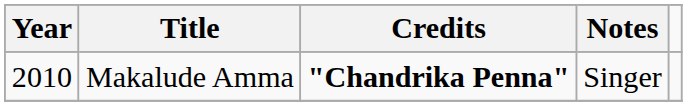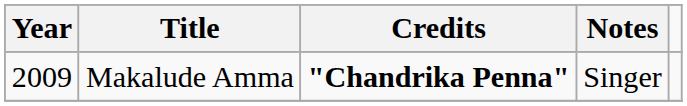(42, 76) 2010 -> (42, 76) 2009
